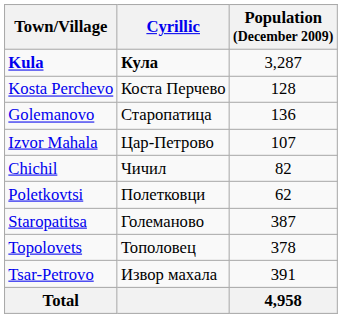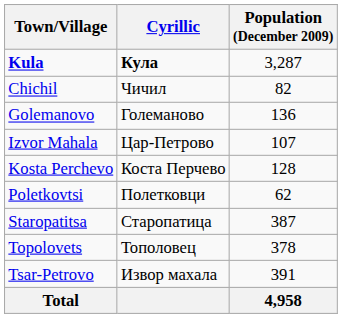rows swapped: (33, 168) <-> (61, 89)
(166, 115) Старопатица -> (162, 115) Големаново
(162, 221) Големаново -> (166, 221) Старопатица
